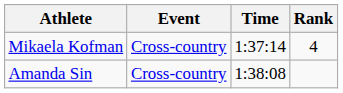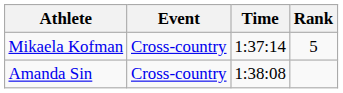(313, 46) 4 -> (313, 46) 5
